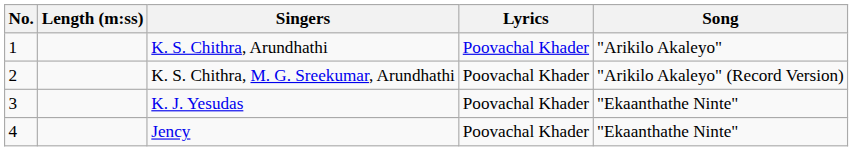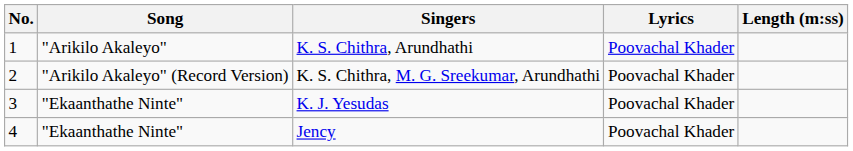columns swapped: (720, 18) <-> (93, 18)
